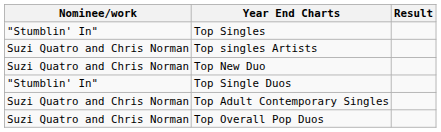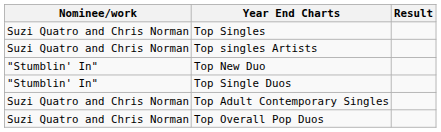(52, 31) "Stumblin' In" -> (98, 31) Suzi Quatro and Chris Norman
(98, 66) Suzi Quatro and Chris Norman -> (52, 66) "Stumblin' In"
